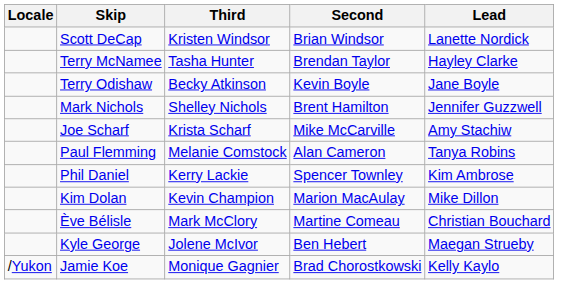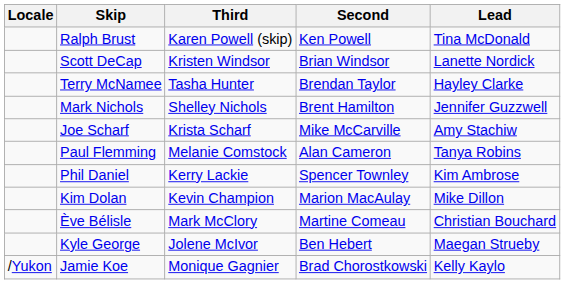+ row: (98, 38)
- row: (106, 84)
